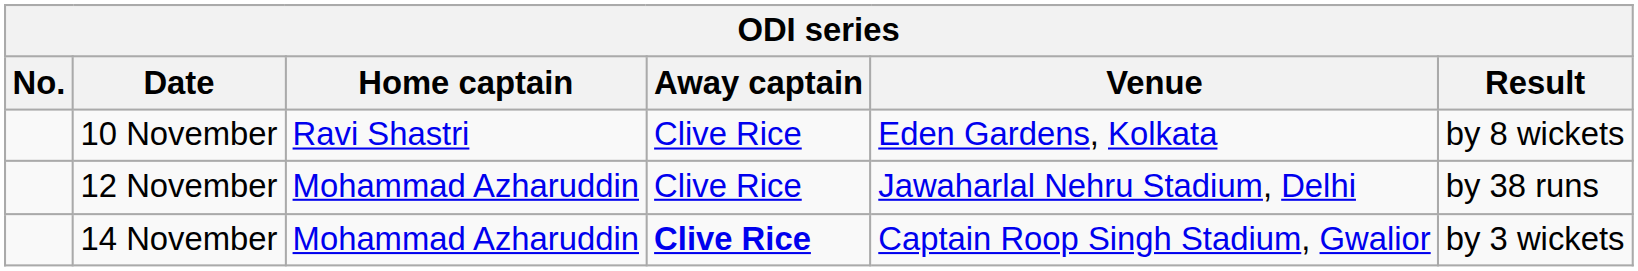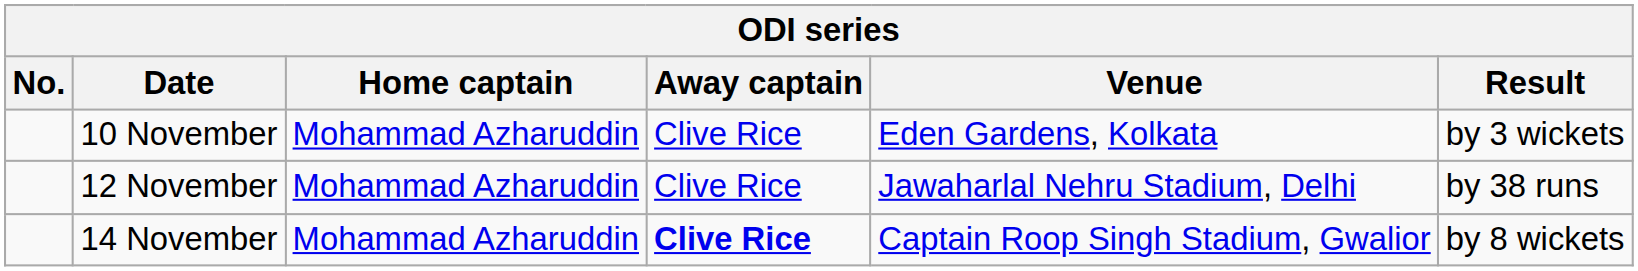(381, 134) Ravi Shastri -> (466, 134) Mohammad Azharuddin
(1535, 134) by 8 wickets -> (1535, 134) by 3 wickets
(1535, 238) by 3 wickets -> (1535, 238) by 8 wickets
